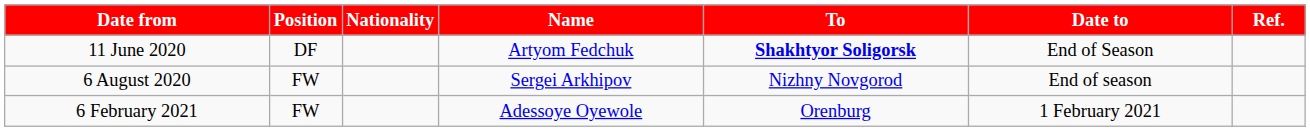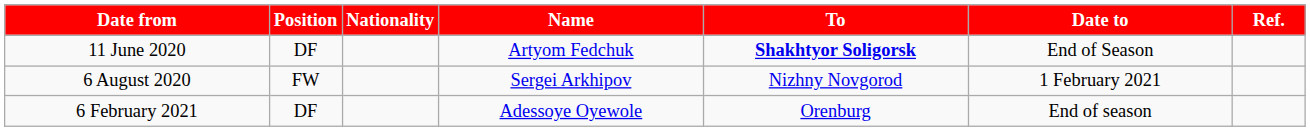(1100, 80) End of season -> (1100, 80) 1 February 2021
(306, 111) FW -> (306, 111) DF
(1100, 111) 1 February 2021 -> (1100, 111) End of season
